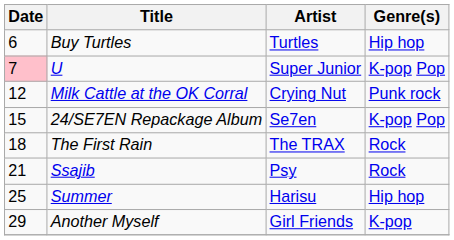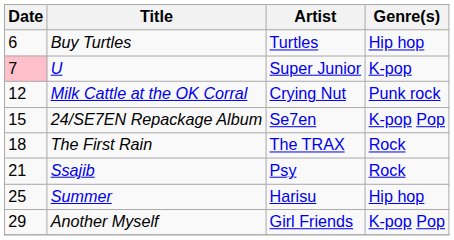(407, 68) K-pop Pop -> (390, 68) K-pop
(390, 222) K-pop -> (407, 222) K-pop Pop
